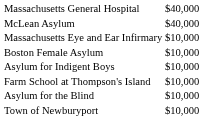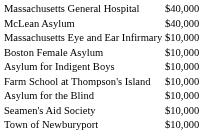+ row: (50, 110)
